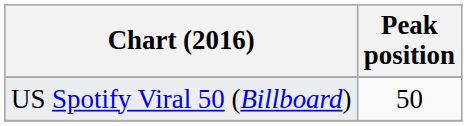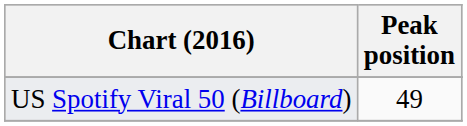(409, 98) 50 -> (409, 98) 49
